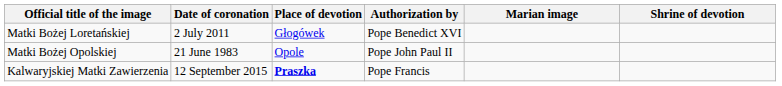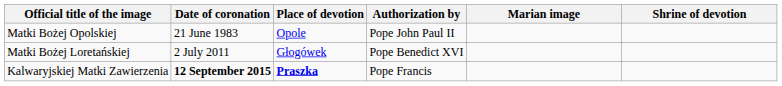rows swapped: (62, 52) <-> (68, 33)
(221, 71) normal -> (222, 71) bold
